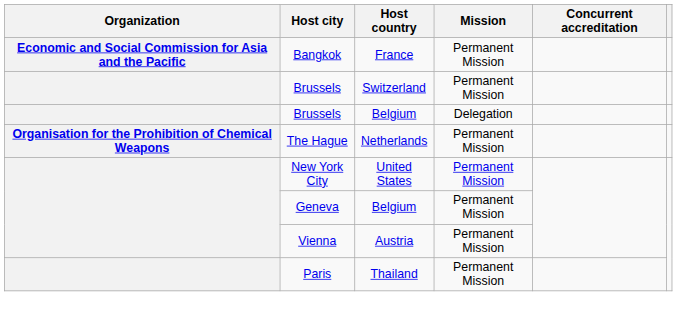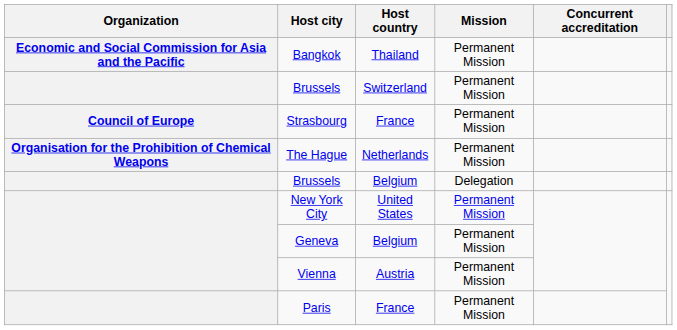(394, 54) France -> (395, 54) Thailand
+ row: (317, 121)
rows swapped: (317, 140) <-> (317, 114)
(394, 274) Thailand -> (395, 307) France
